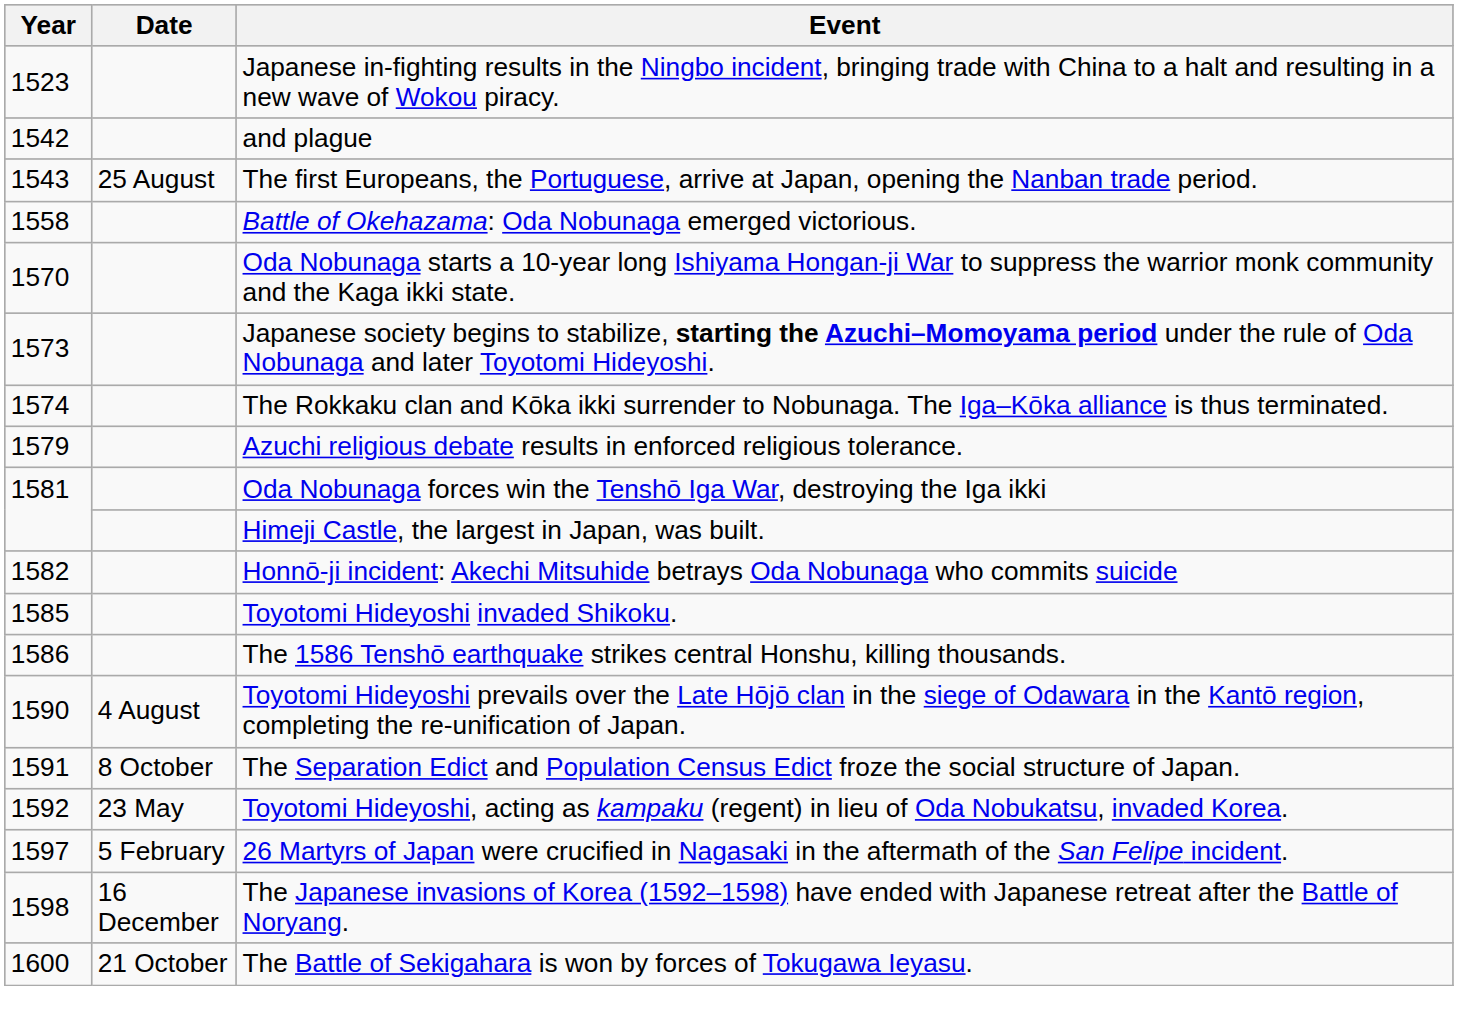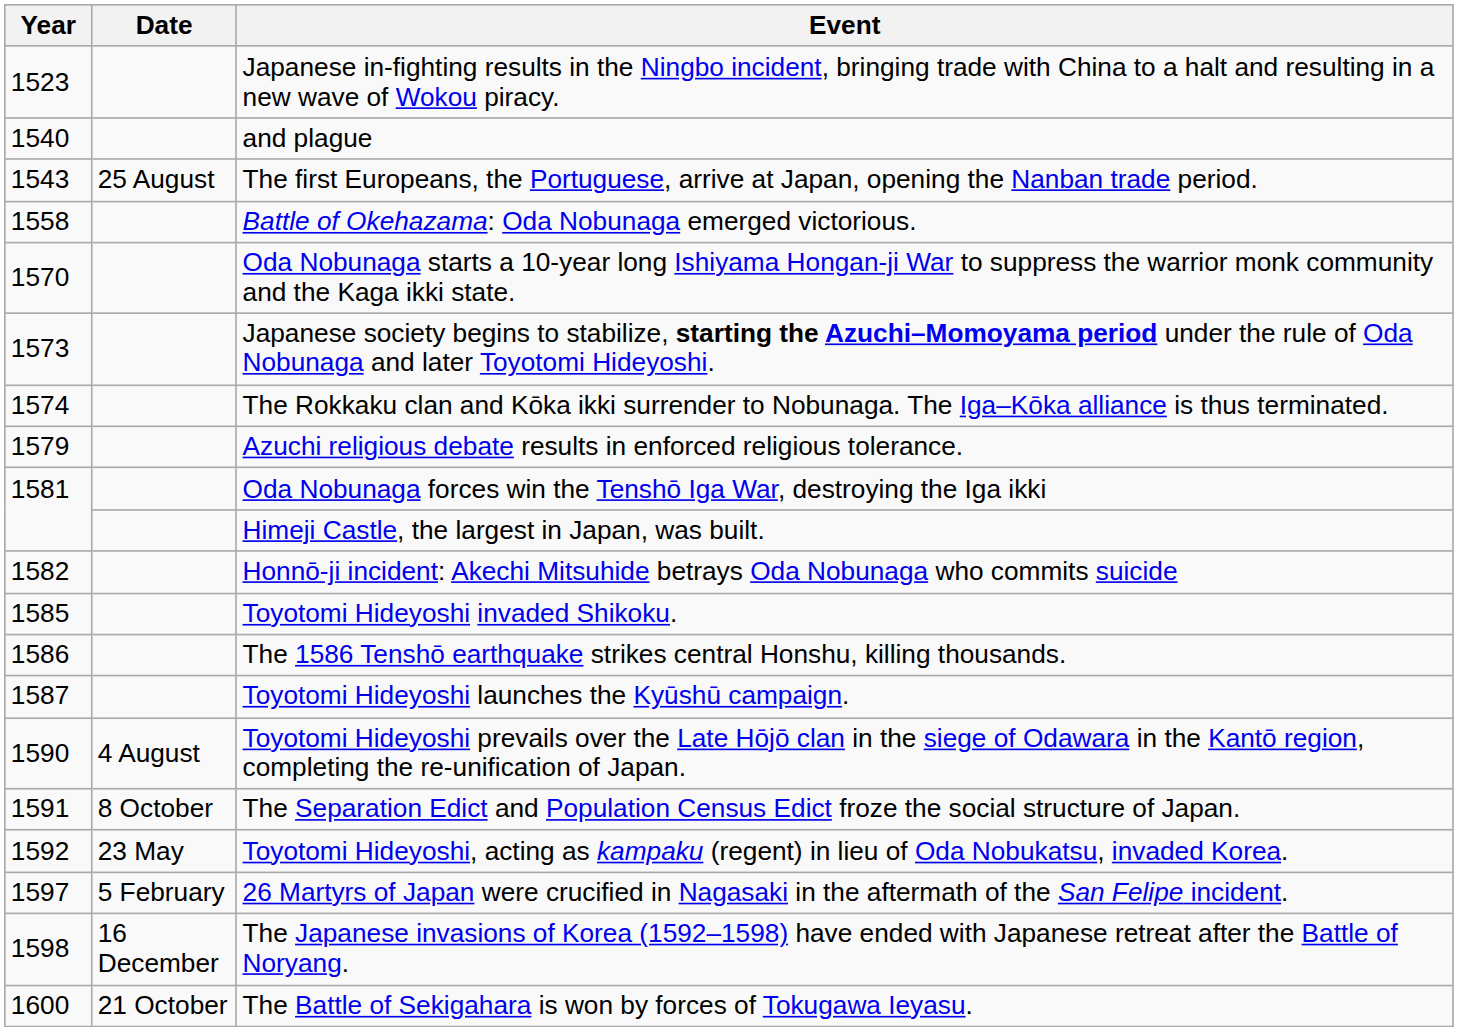(40, 138) 1542 -> (40, 138) 1540
+ row: (546, 696)
